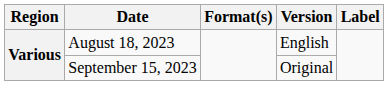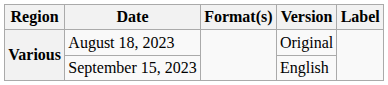(304, 42) English -> (307, 42) Original
(307, 67) Original -> (304, 67) English
